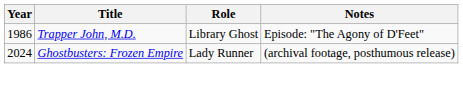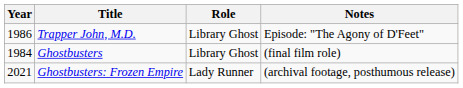+ row: (70, 53)
(20, 53) 2024 -> (20, 72) 2021
